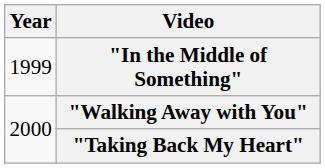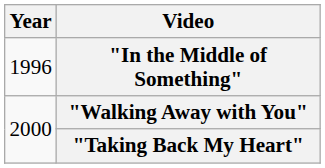(31, 66) 1999 -> (31, 66) 1996
